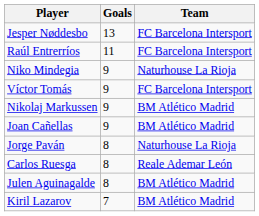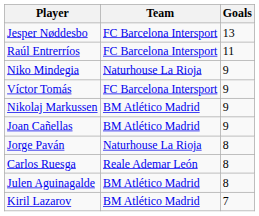columns swapped: (195, 13) <-> (117, 13)
